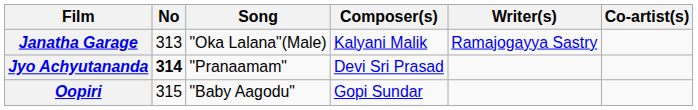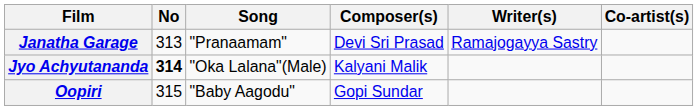(258, 42) "Oka Lalana"(Male) -> (238, 42) "Pranaamam"
(381, 42) Kalyani Malik -> (389, 42) Devi Sri Prasad
(238, 67) "Pranaamam" -> (258, 67) "Oka Lalana"(Male)
(389, 67) Devi Sri Prasad -> (381, 67) Kalyani Malik
